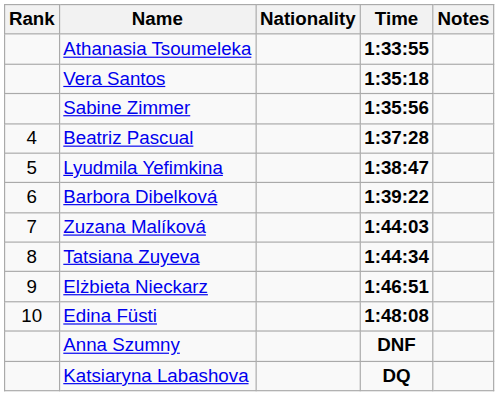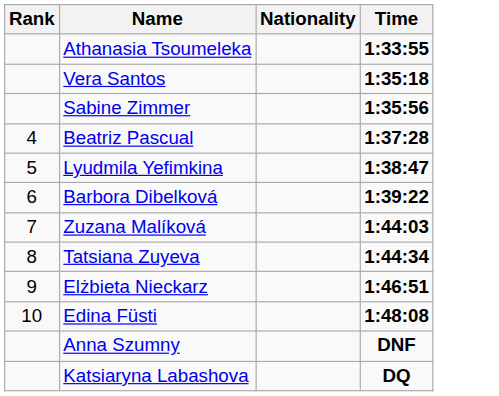- column: (463, 19)
